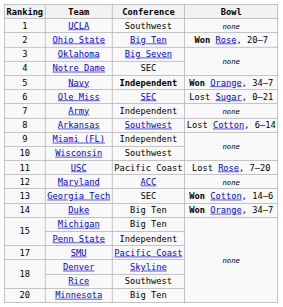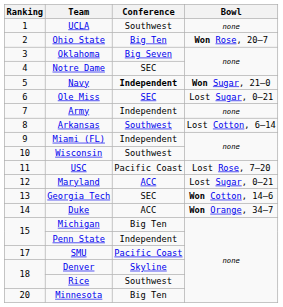(231, 82) Won Orange, 34–7 -> (231, 82) Won Sugar, 21–0
(231, 182) none -> (231, 182) Lost Sugar, 0–21
(148, 210) Big Ten -> (148, 210) ACC
